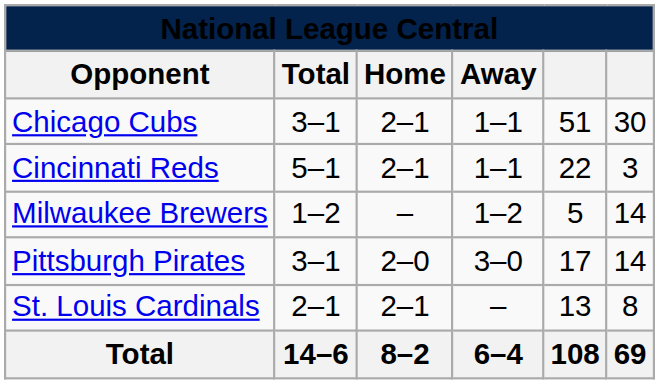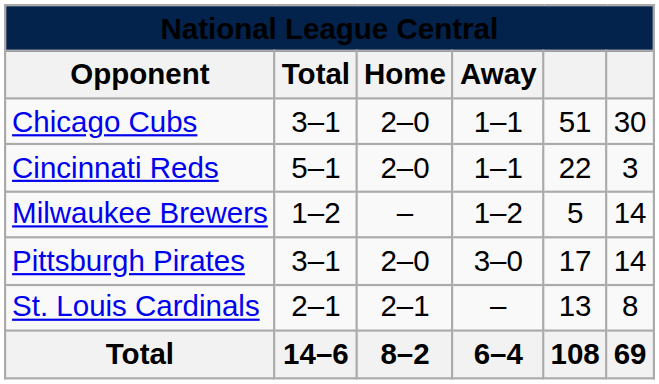(405, 121) 2–1 -> (405, 121) 2–0
(405, 167) 2–1 -> (405, 167) 2–0
